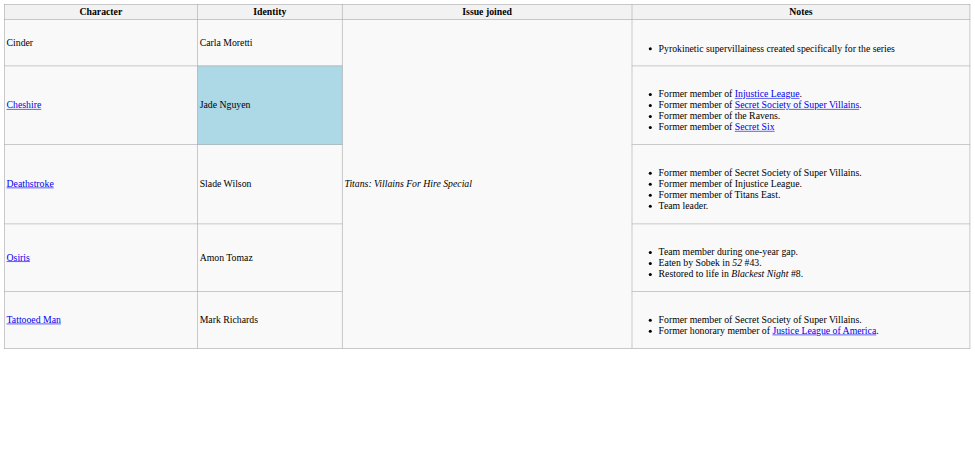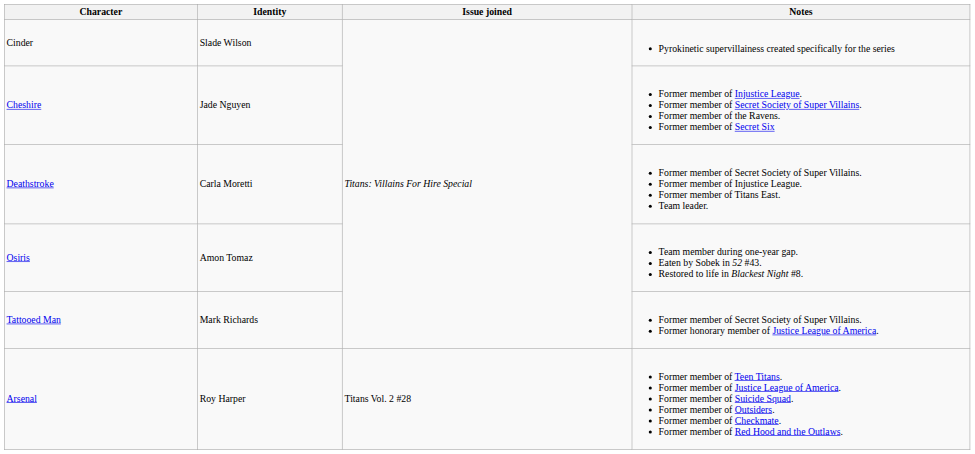(226, 42) Carla Moretti -> (226, 42) Slade Wilson
(225, 105) lightblue background -> (225, 105) no background
(226, 184) Slade Wilson -> (226, 184) Carla Moretti
+ row: (22, 399)
